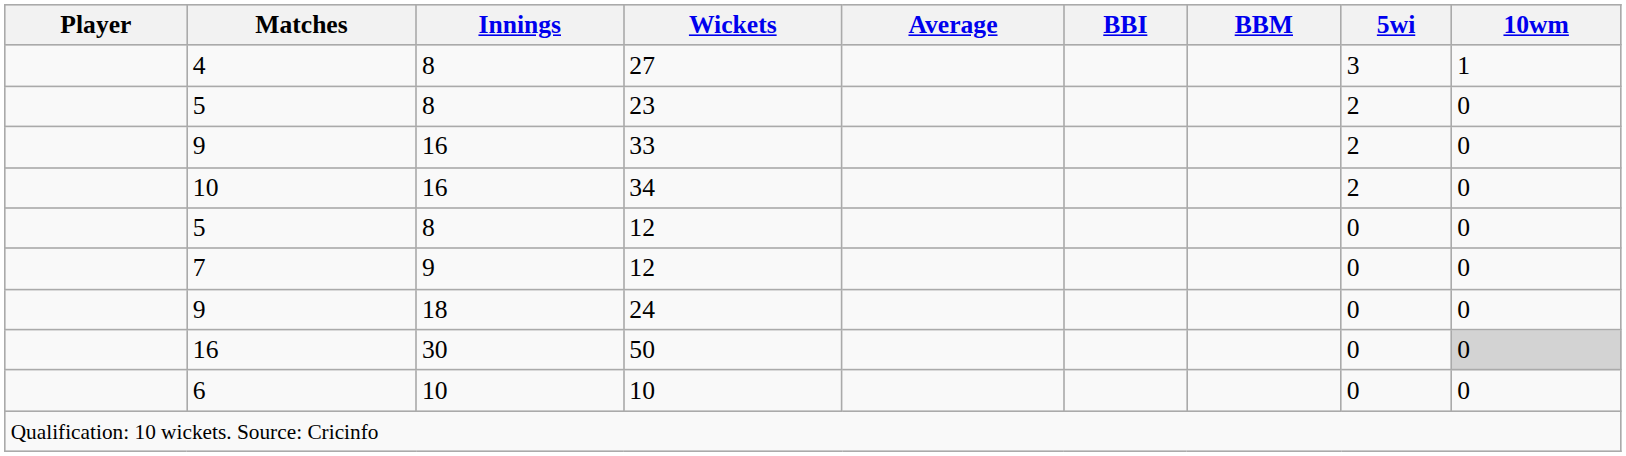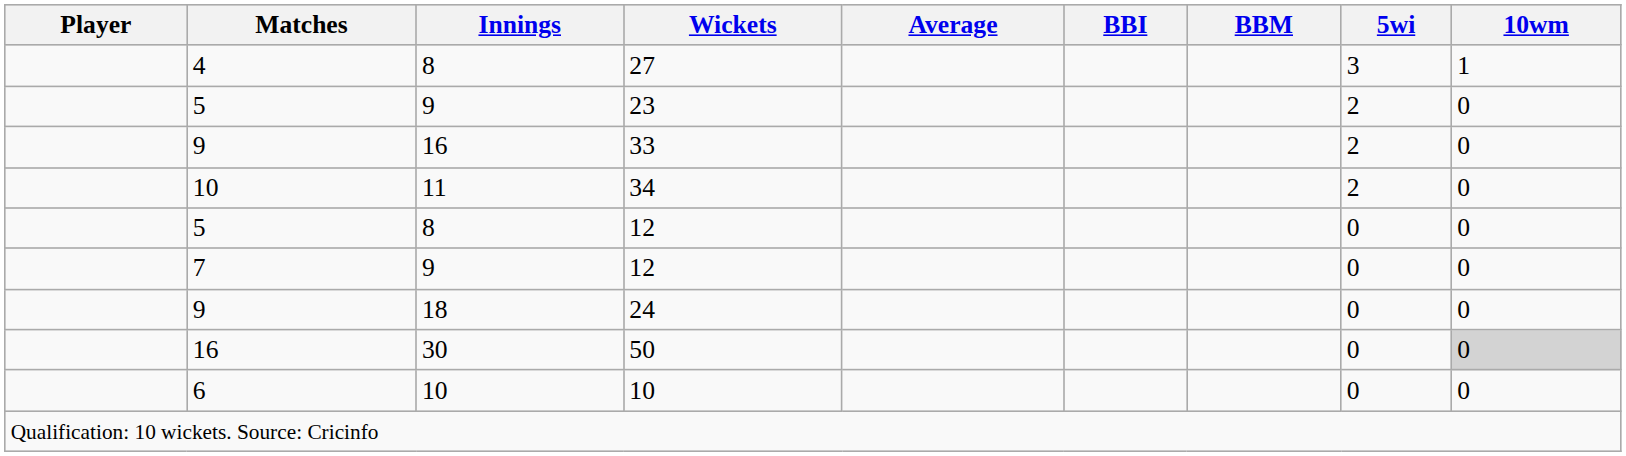(428, 106) 8 -> (428, 106) 9
(435, 187) 16 -> (434, 187) 11
